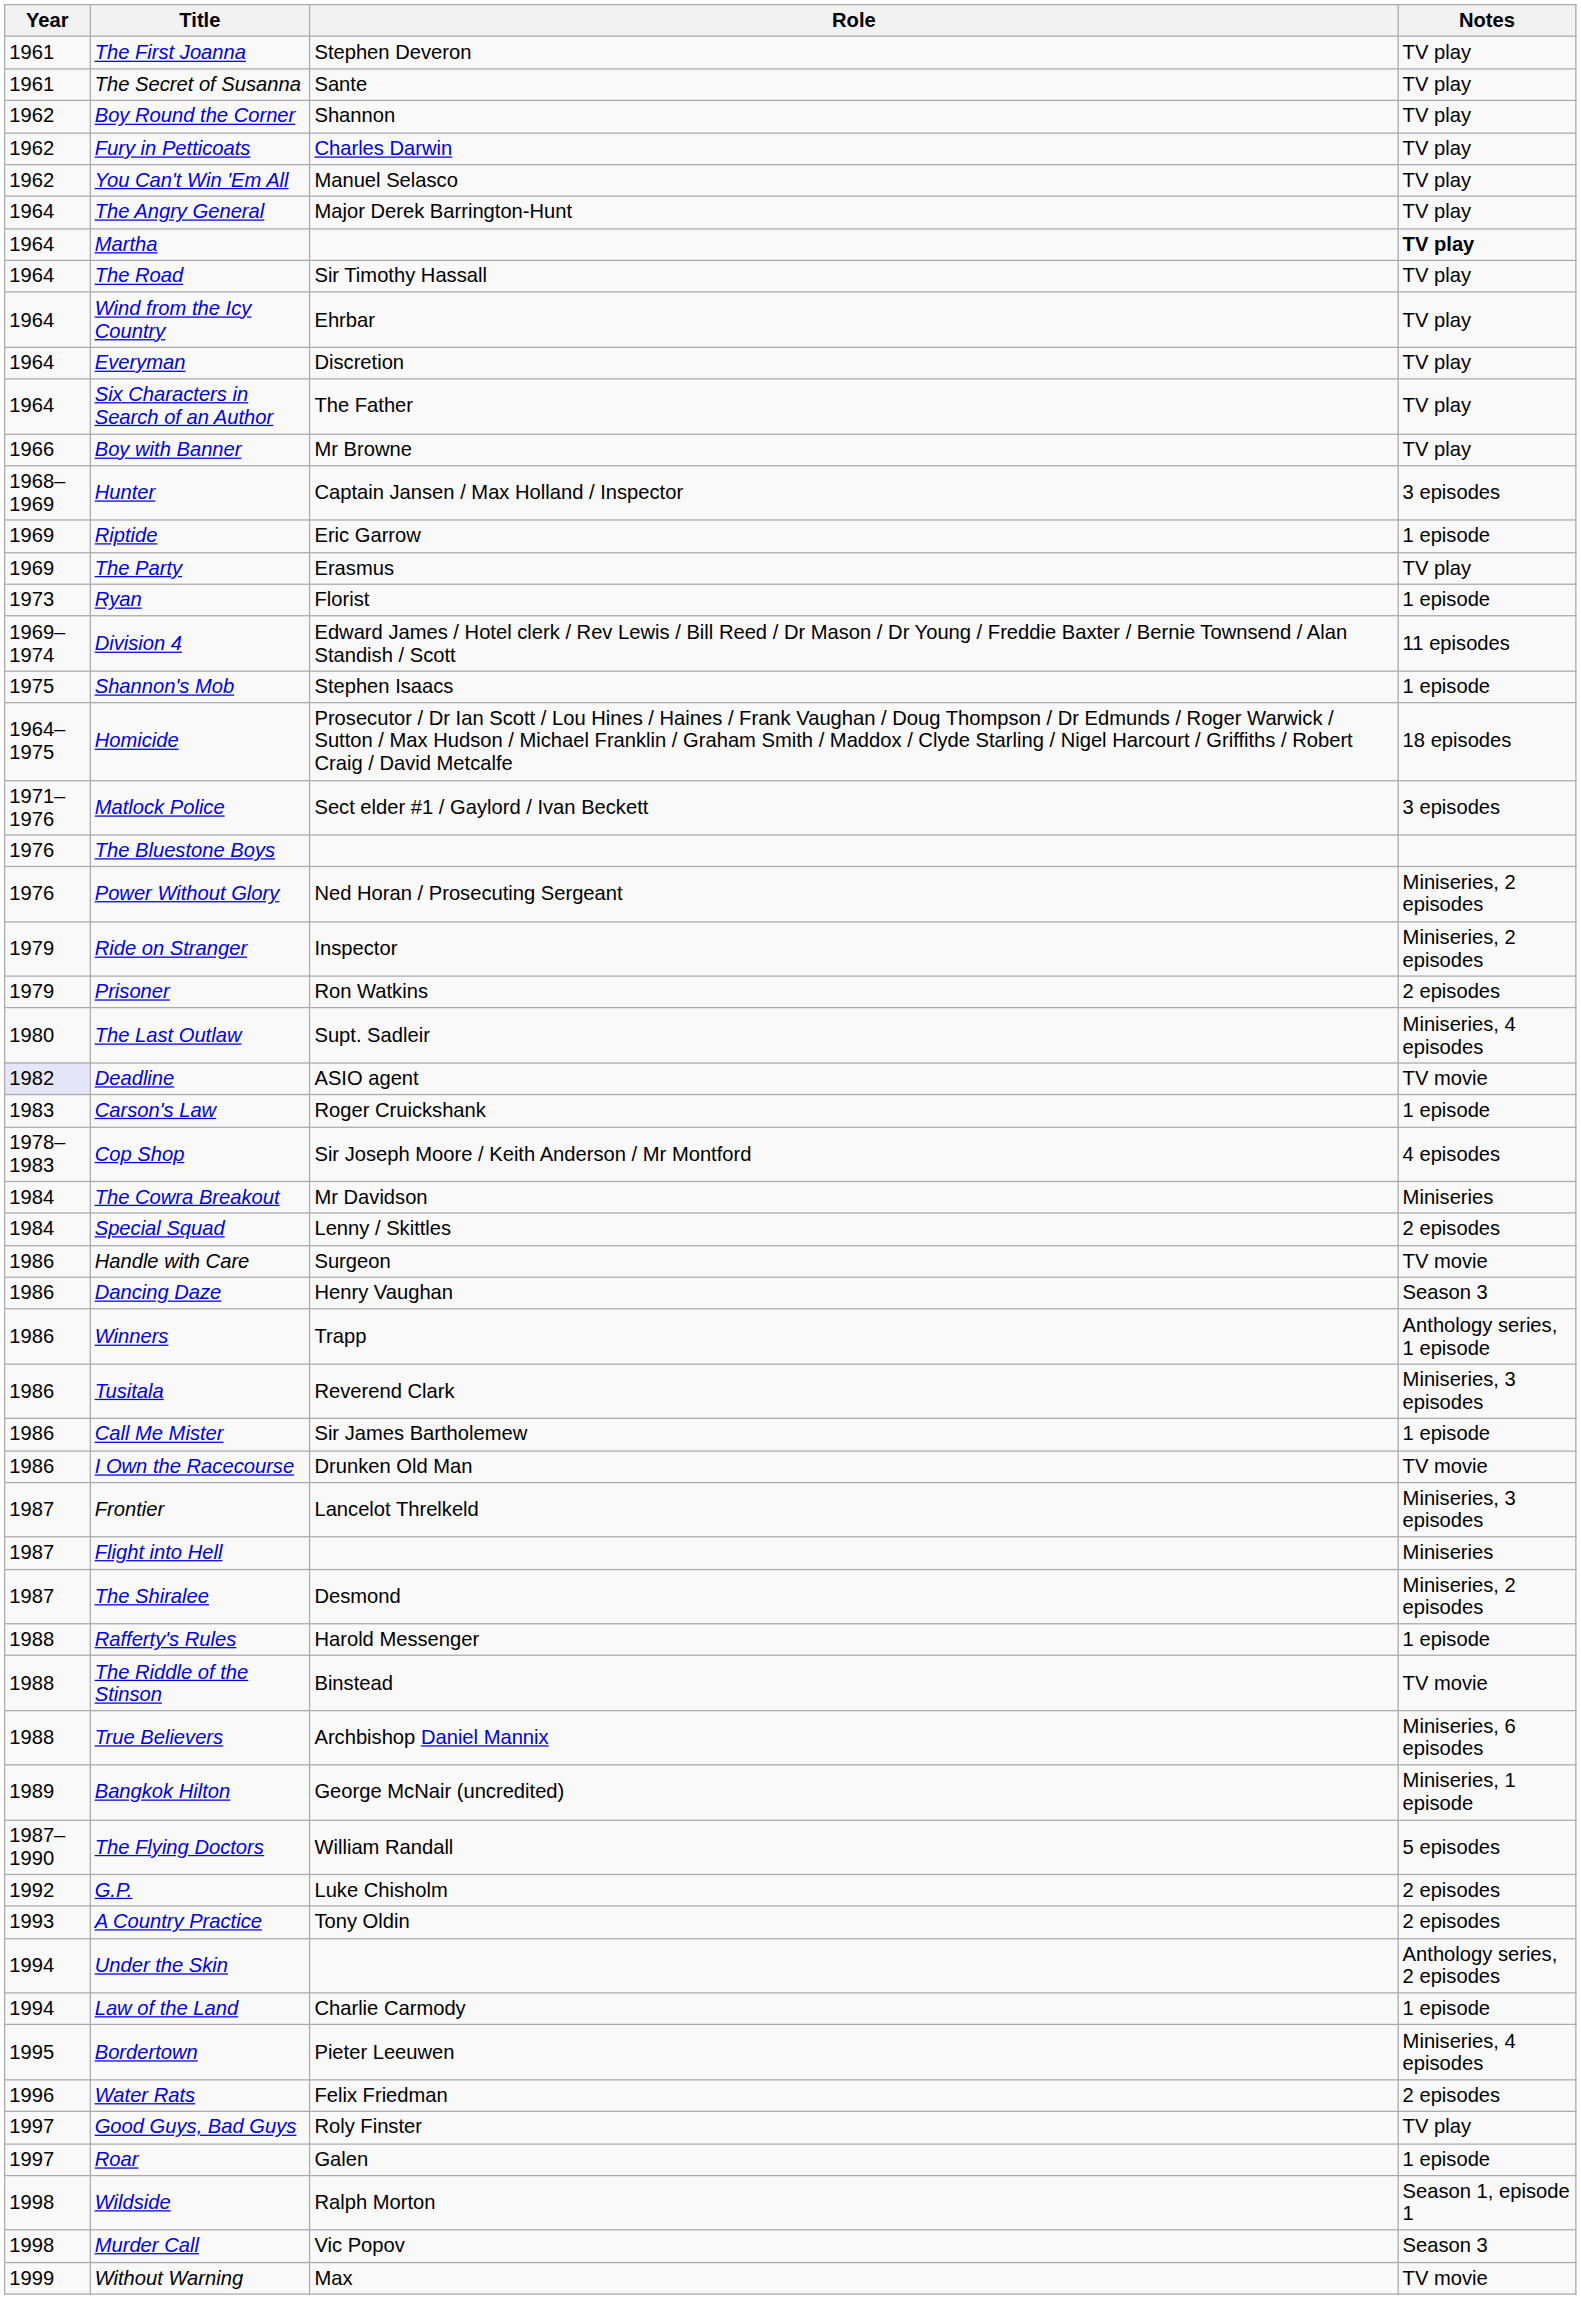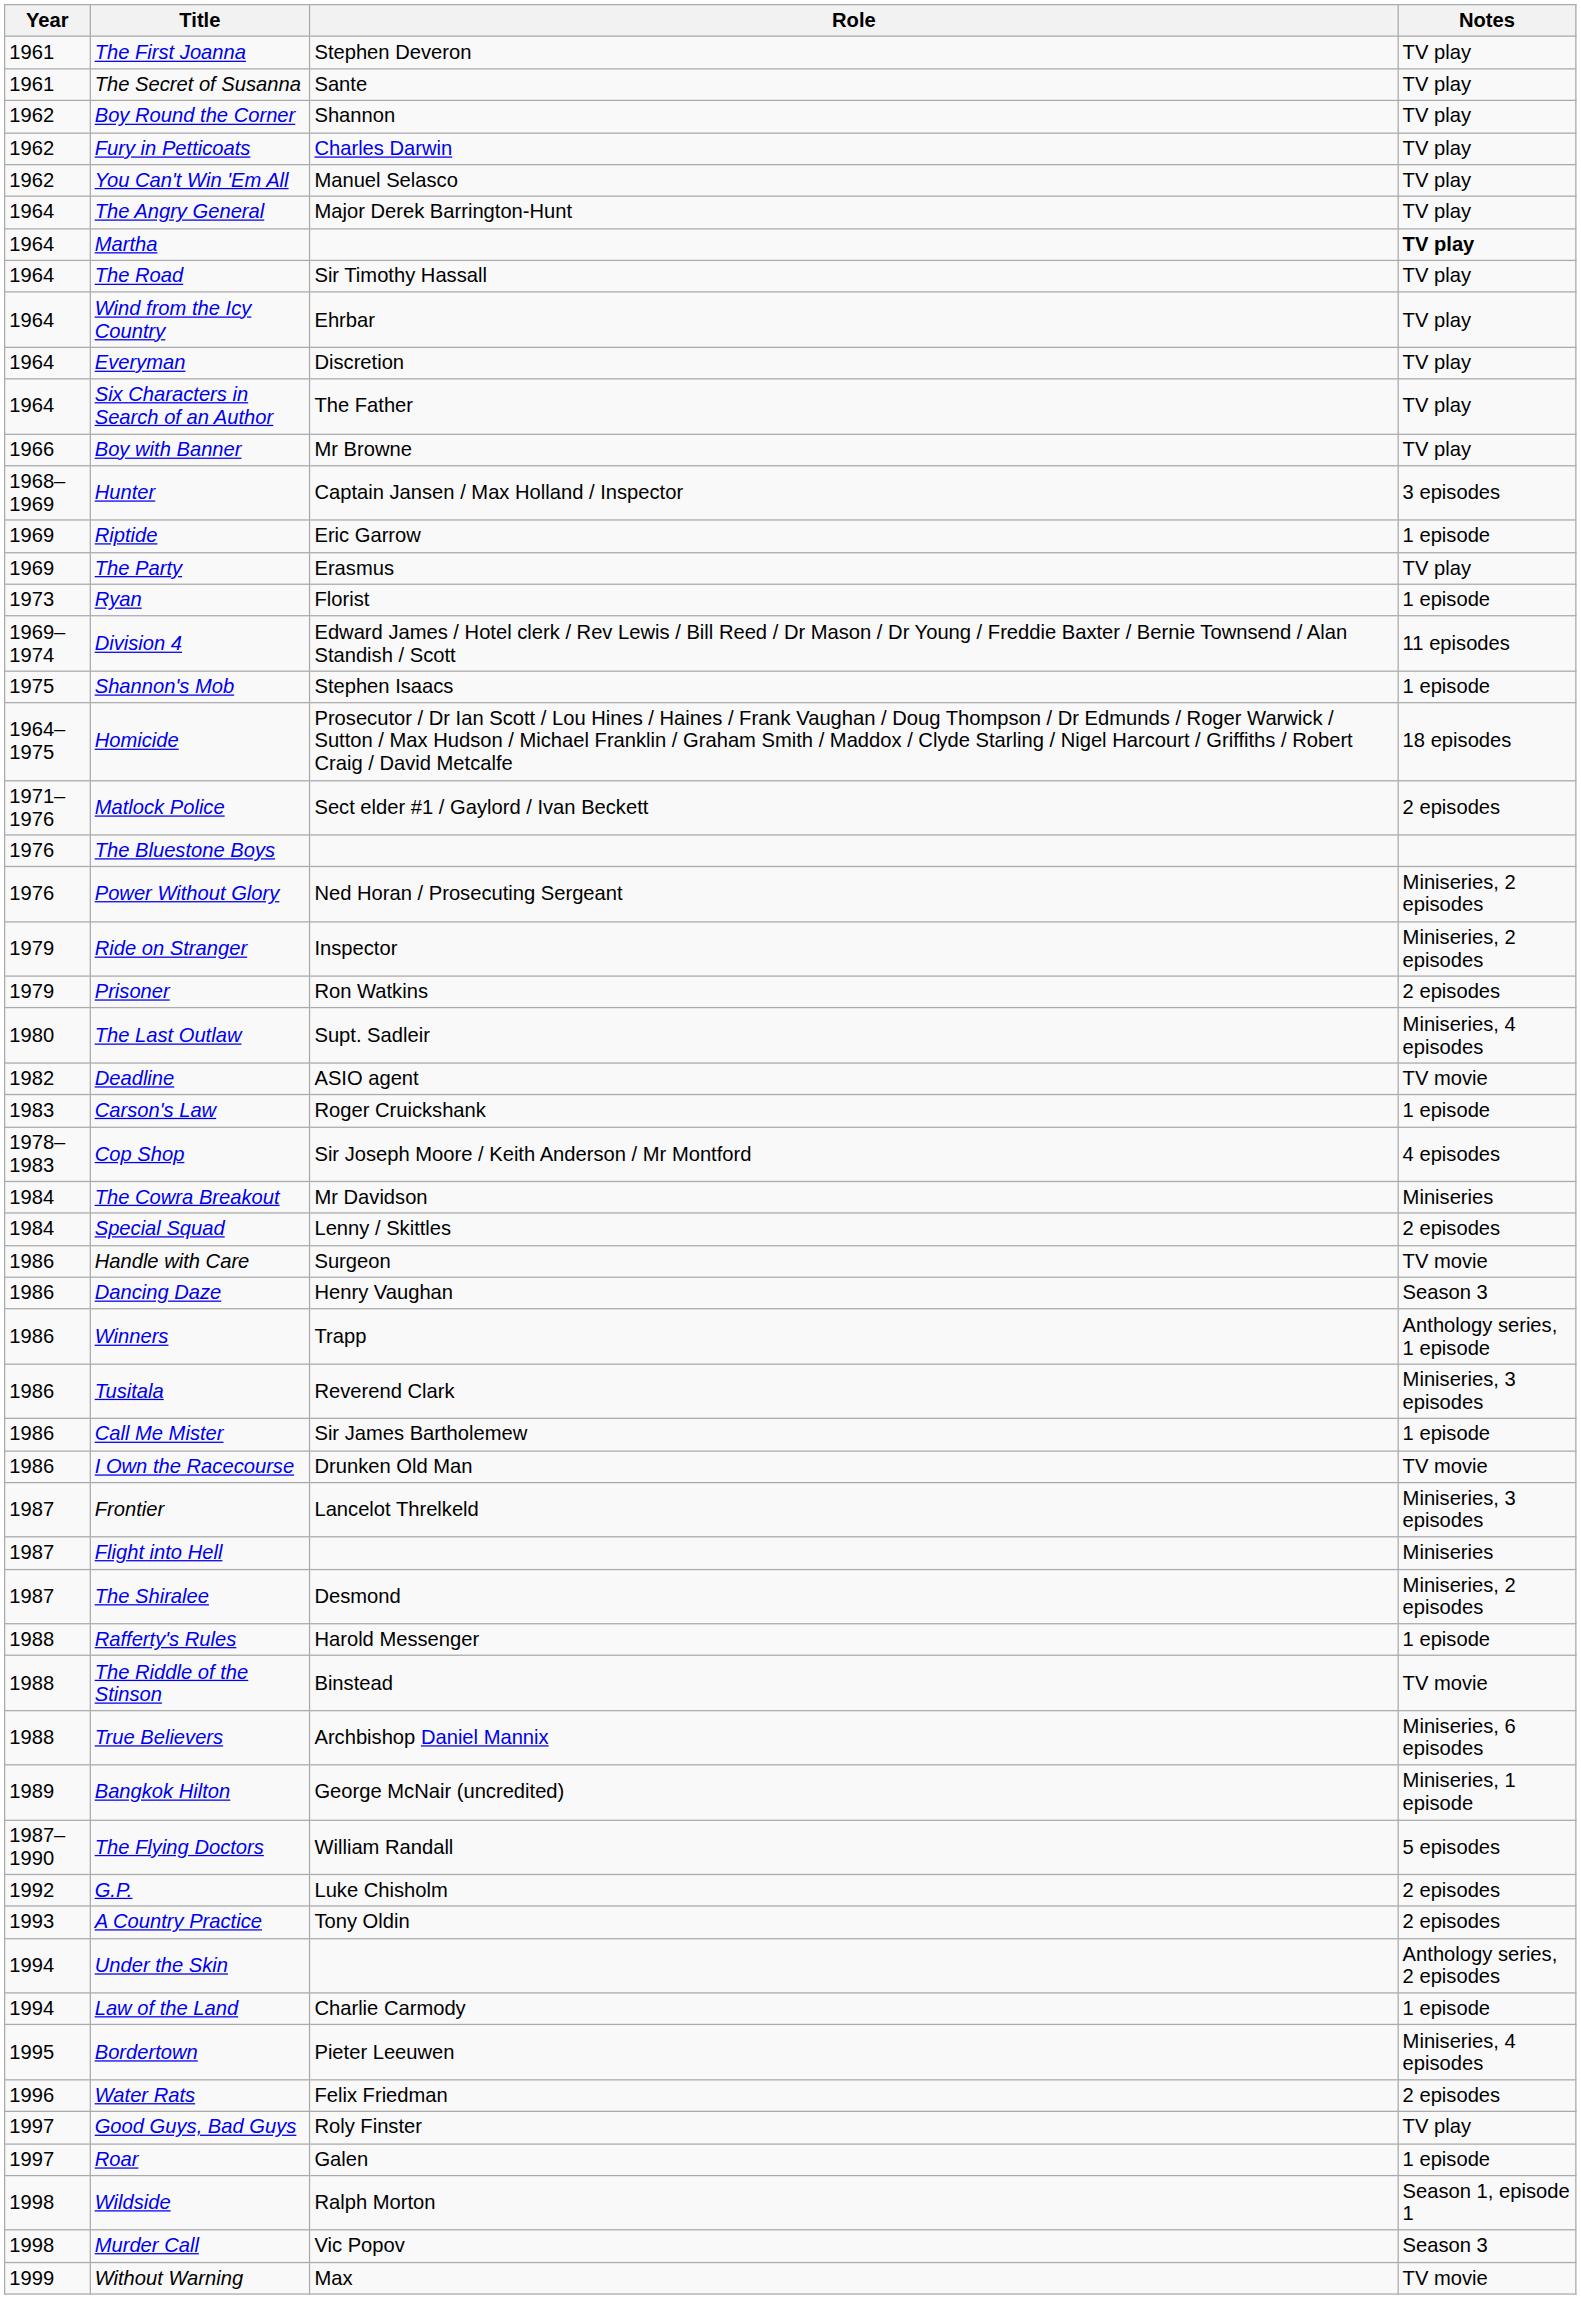(1451, 807) 3 episodes -> (1451, 807) 2 episodes
(32, 1078) lavender background -> (32, 1078) no background
